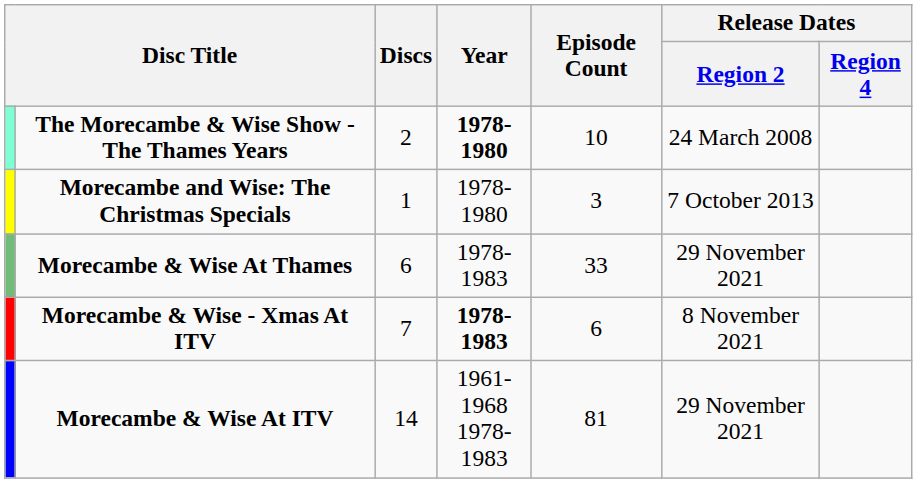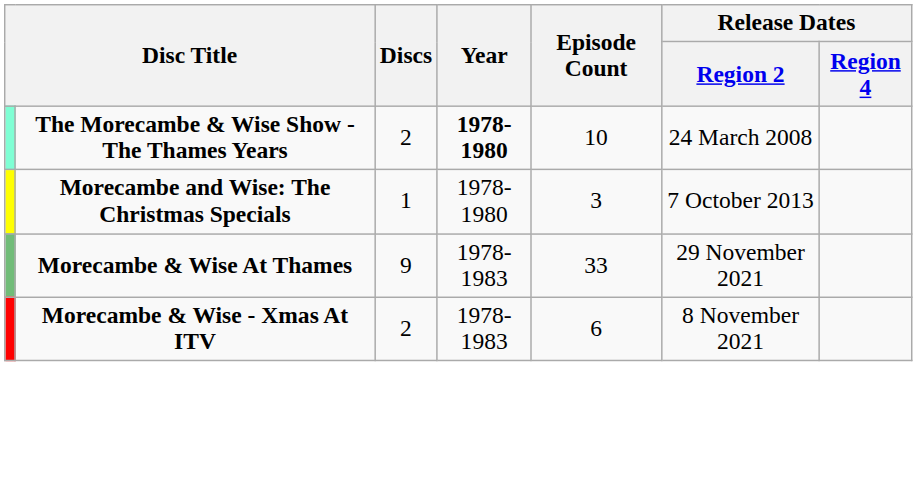(406, 264) 6 -> (406, 264) 9
(406, 328) 7 -> (406, 328) 2
(484, 328) bold -> (484, 328) normal
- row: (195, 418)
